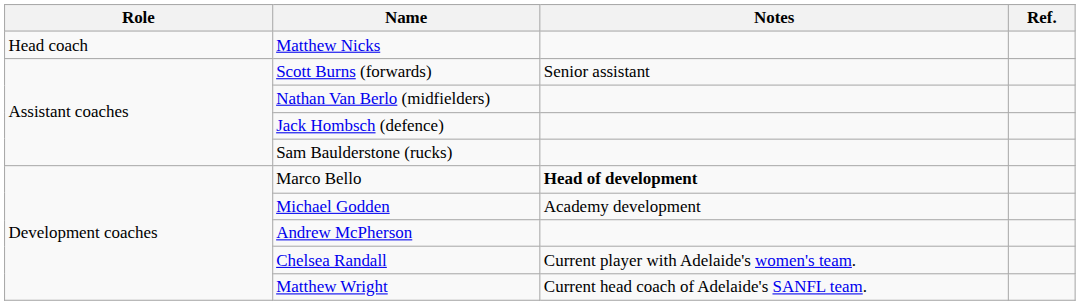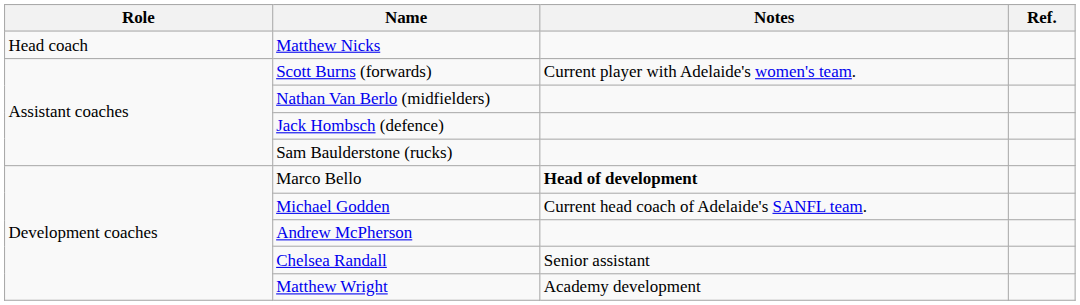(597, 71) Senior assistant -> (700, 71) Current player with Adelaide's women's team.
(622, 206) Academy development -> (705, 206) Current head coach of Adelaide's SANFL team.
(700, 260) Current player with Adelaide's women's team. -> (597, 260) Senior assistant
(705, 286) Current head coach of Adelaide's SANFL team. -> (622, 286) Academy development
